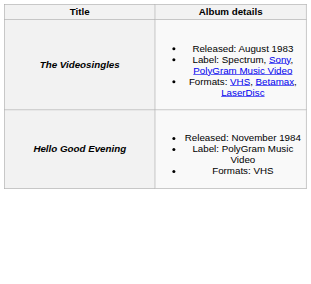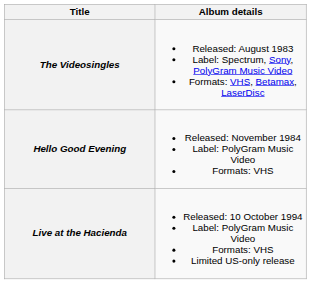+ row: (80, 233)
